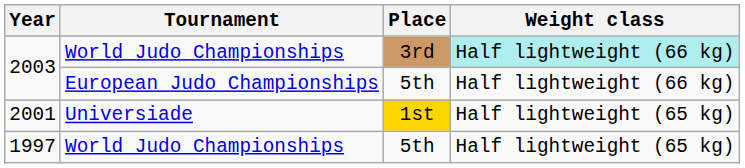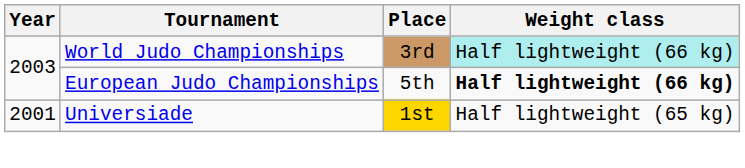(595, 84) normal -> (595, 84) bold
- row: (33, 147)
